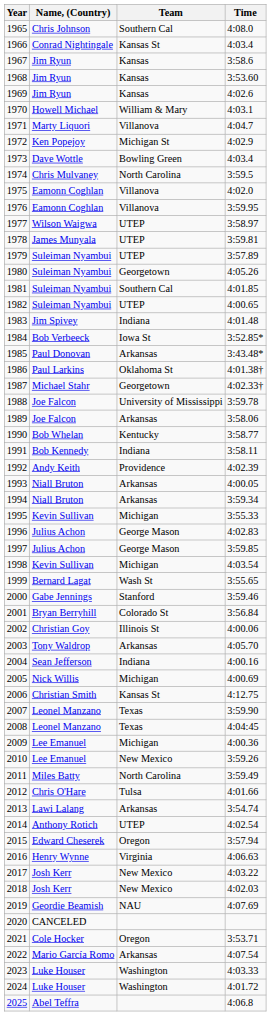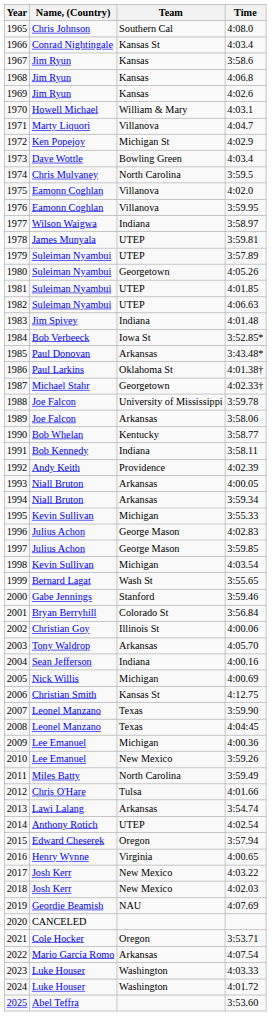(243, 77) 3:53.60 -> (240, 77) 4:06.8
(132, 223) UTEP -> (134, 223) Indiana
(146, 288) Southern Cal -> (132, 288) UTEP
(243, 304) 4:00.65 -> (243, 304) 4:06.63
(243, 857) 4:06.63 -> (243, 857) 4:00.65
(240, 1003) 4:06.8 -> (243, 1003) 3:53.60
